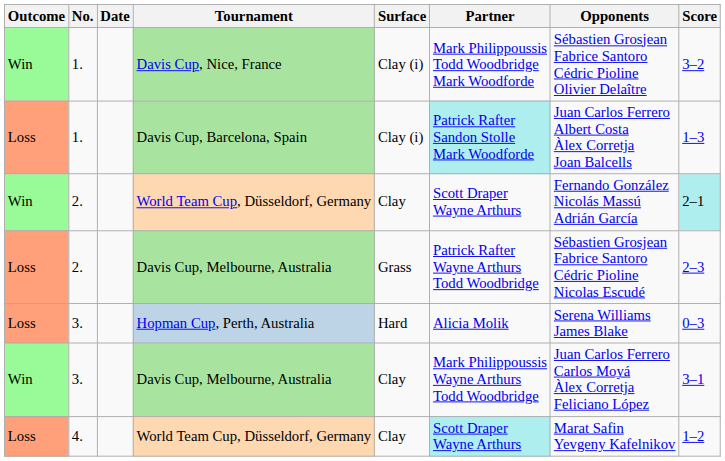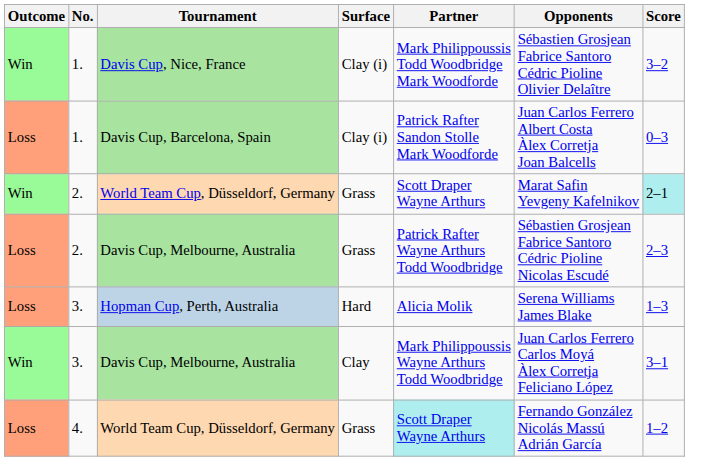- column: (115, 16)
(484, 137) paleturquoise background -> (447, 137) no background
(693, 137) 1–3 -> (657, 137) 0–3
(392, 202) Clay -> (359, 193) Grass
(611, 202) Fernando González Nicolás Massú Adrián García -> (578, 193) Marat Safin Yevgeny Kafelnikov
(693, 323) 0–3 -> (657, 306) 1–3
(392, 436) Clay -> (359, 427) Grass
(615, 436) Marat Safin Yevgeny Kafelnikov -> (575, 427) Fernando González Nicolás Massú Adrián García
